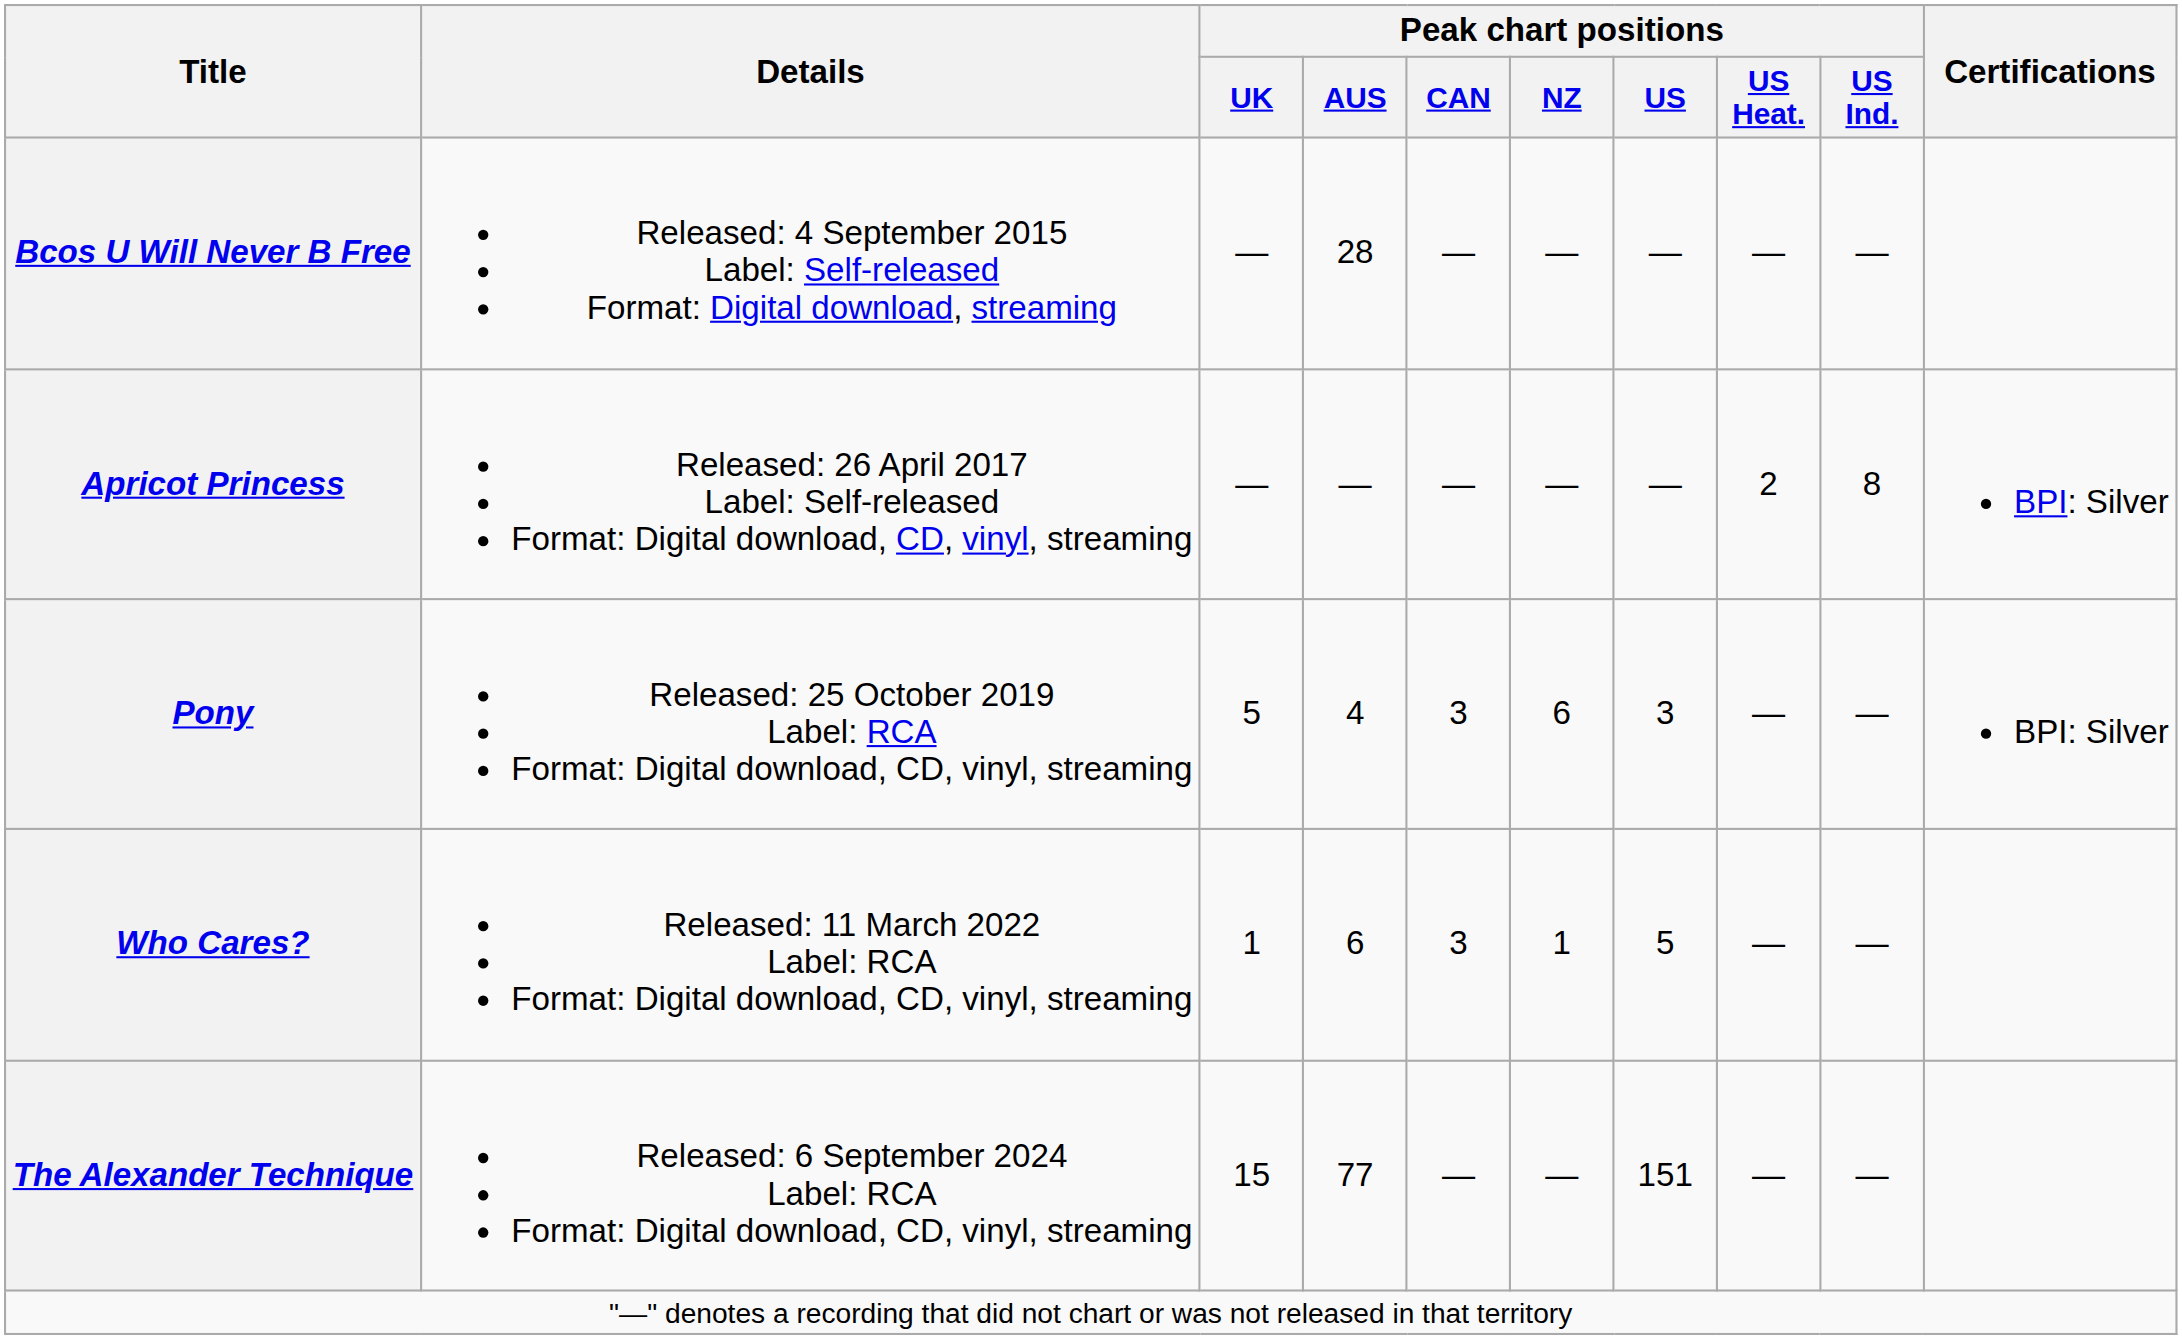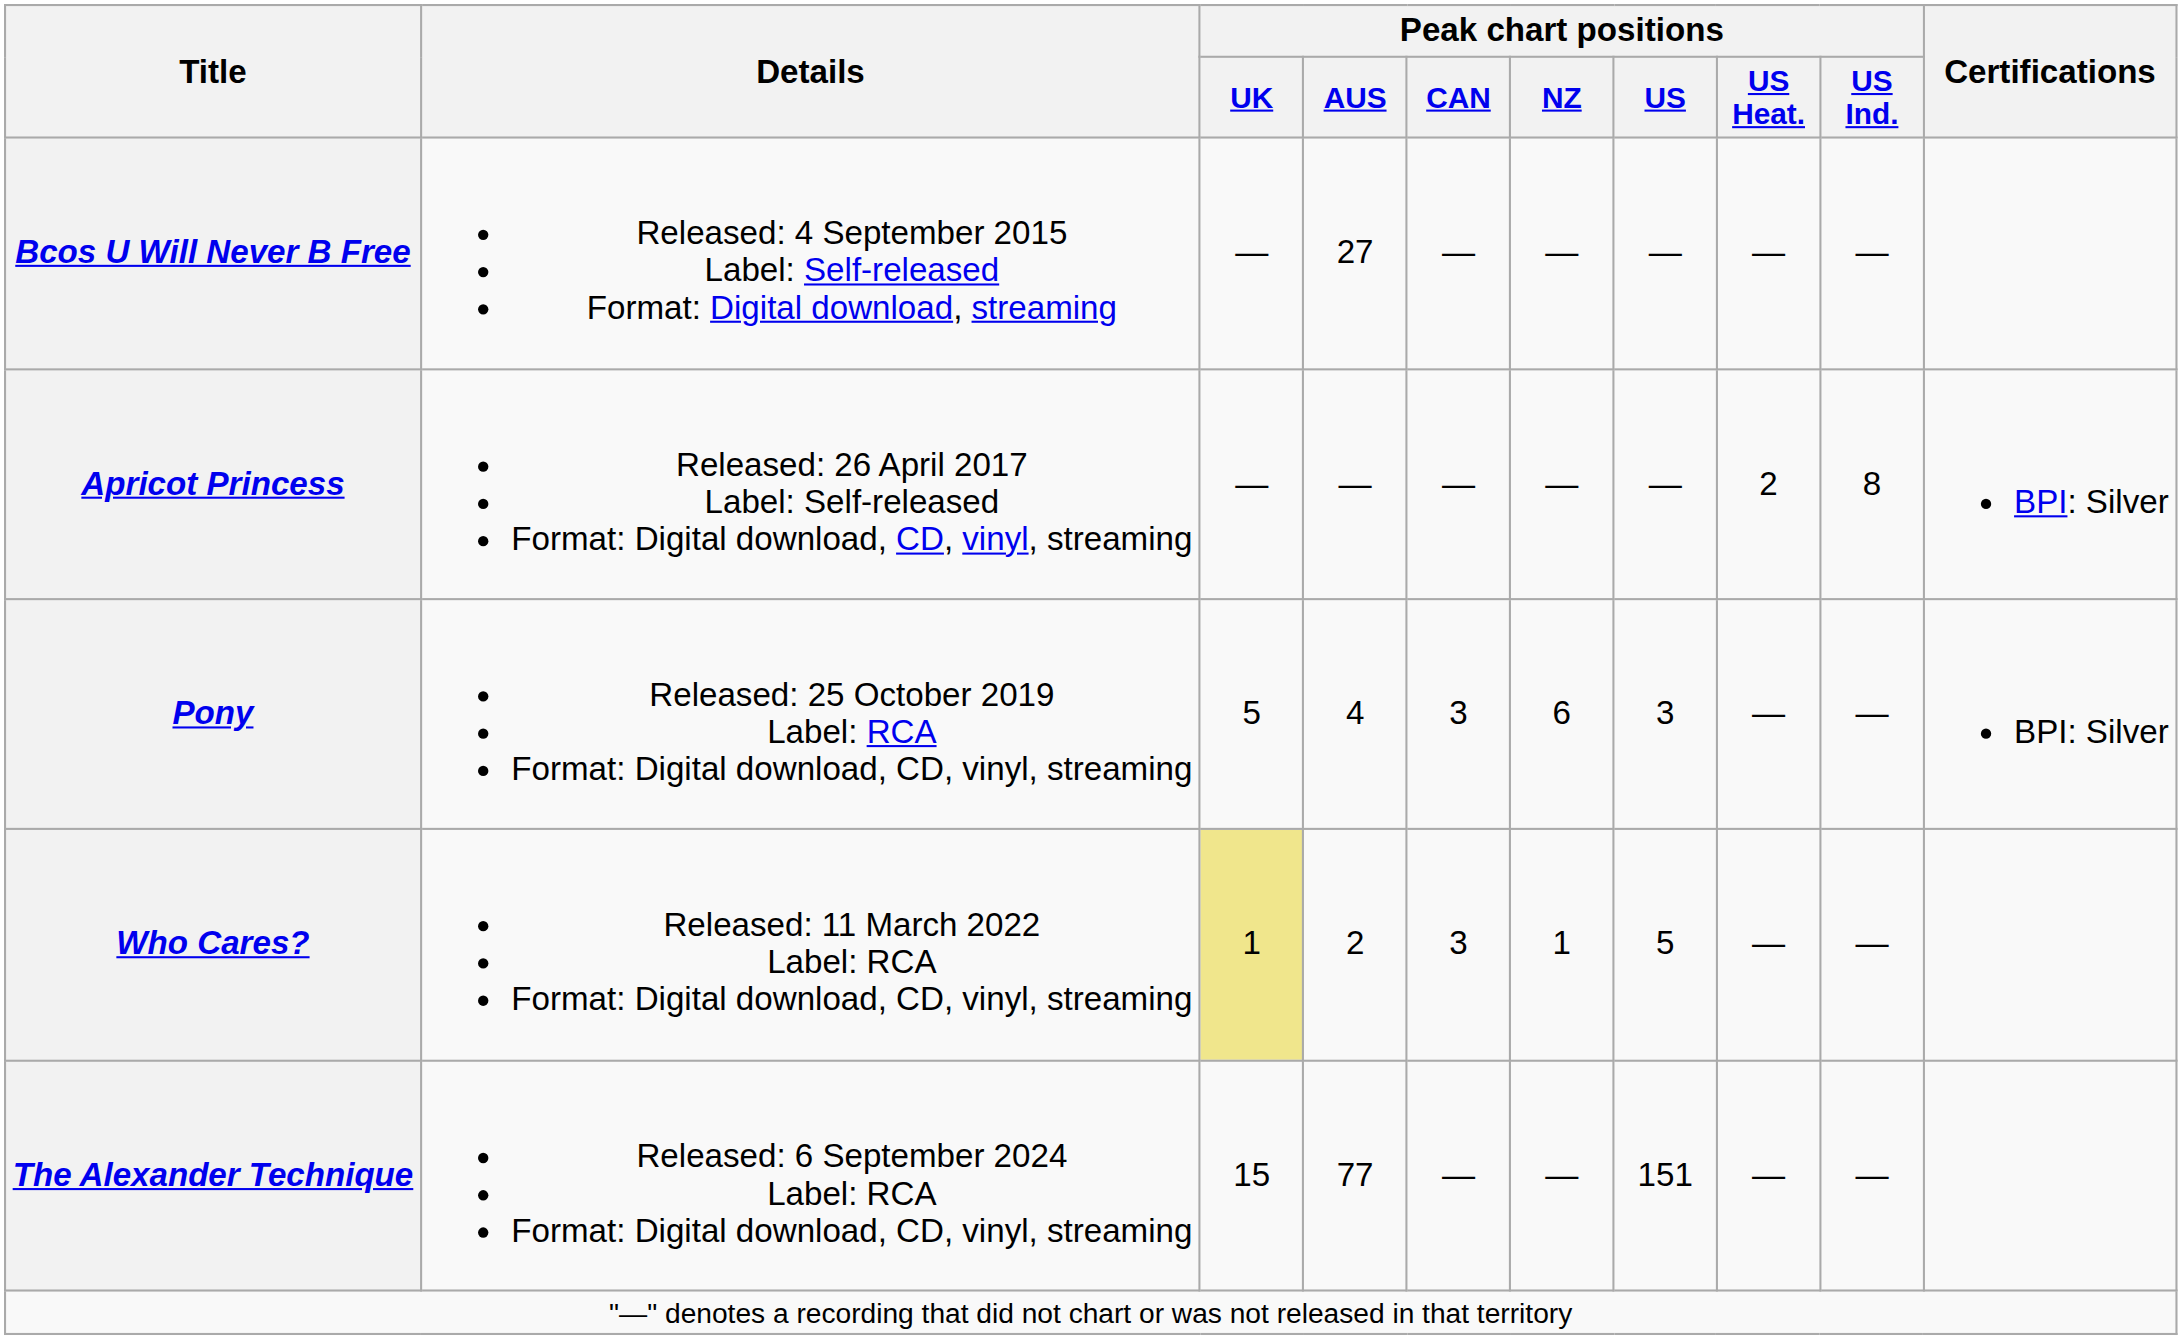(1355, 252) 28 -> (1355, 252) 27
(1252, 944) no background -> (1252, 944) khaki background
(1355, 944) 6 -> (1355, 944) 2
